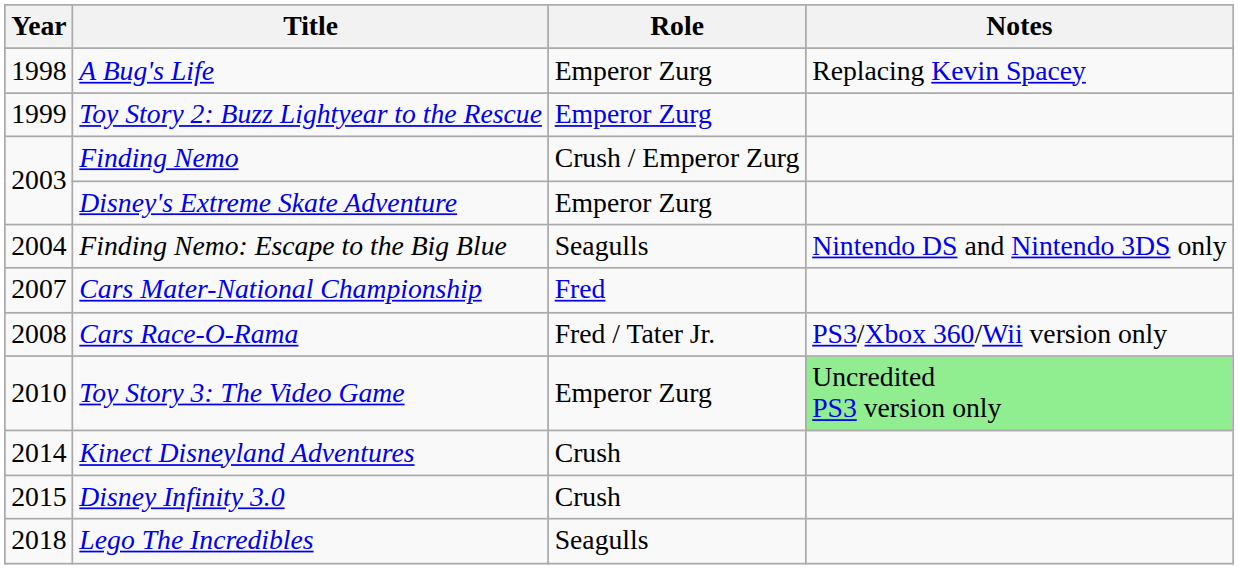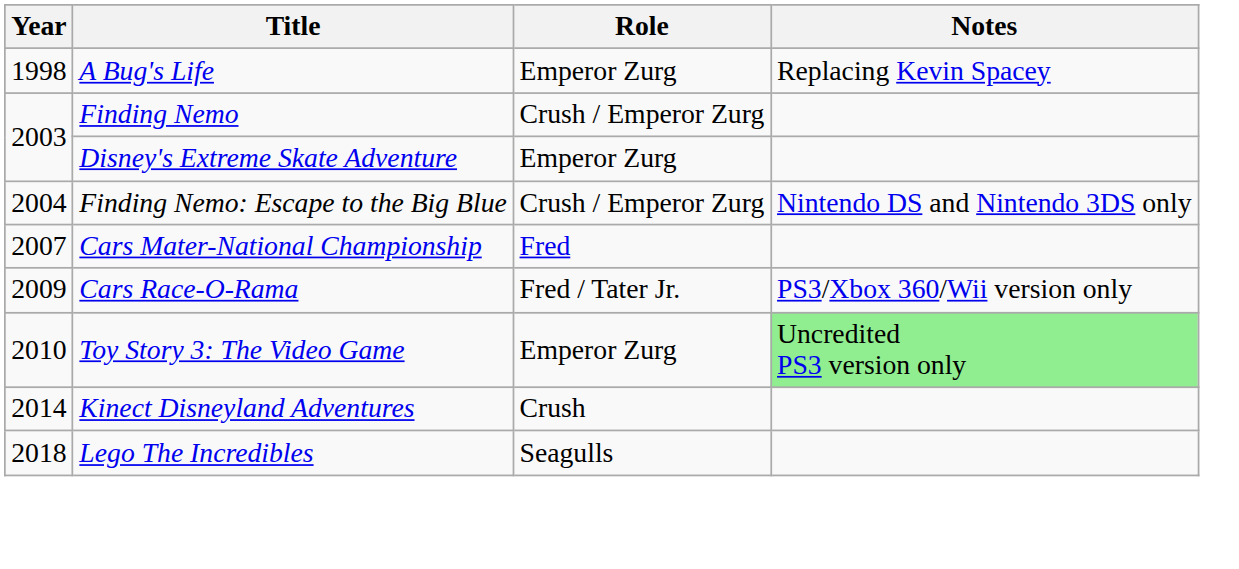- row: (311, 114)
(602, 245) Seagulls -> (642, 202) Crush / Emperor Zurg
(39, 333) 2008 -> (39, 289) 2009
- row: (182, 496)
